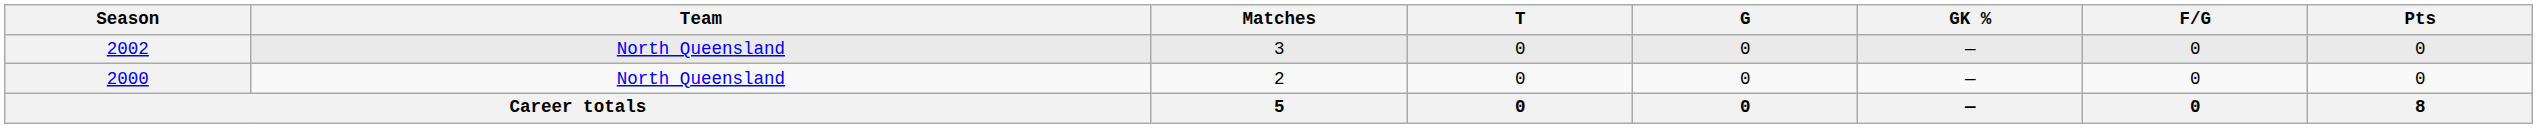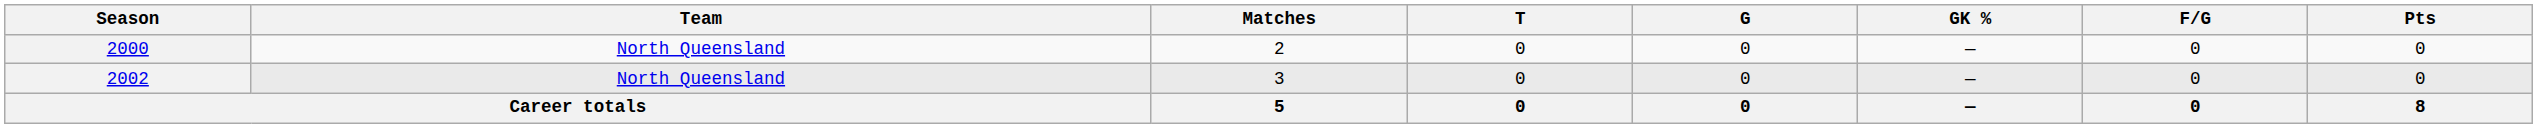rows swapped: (128, 78) <-> (128, 49)
